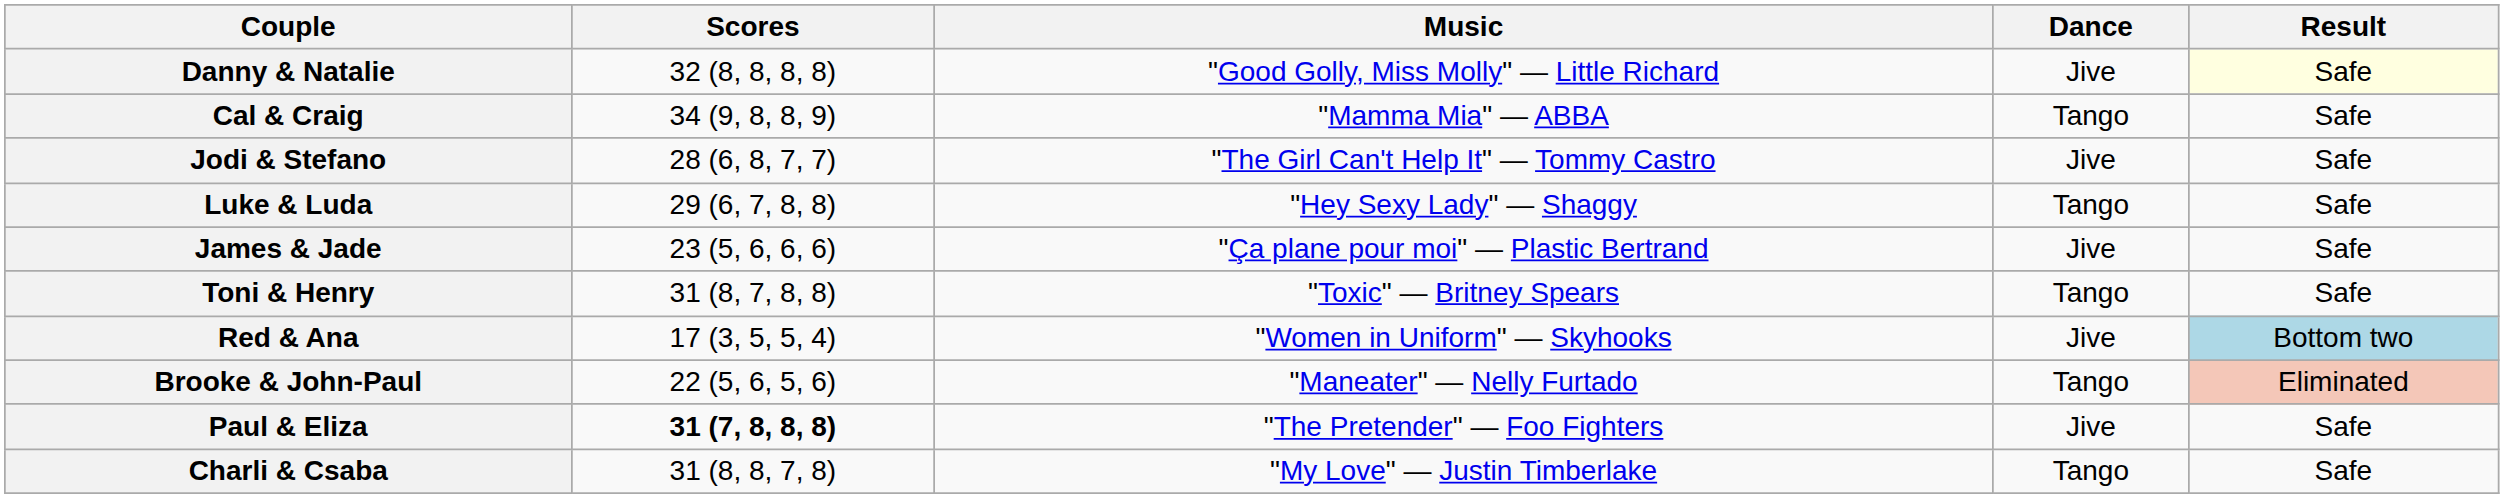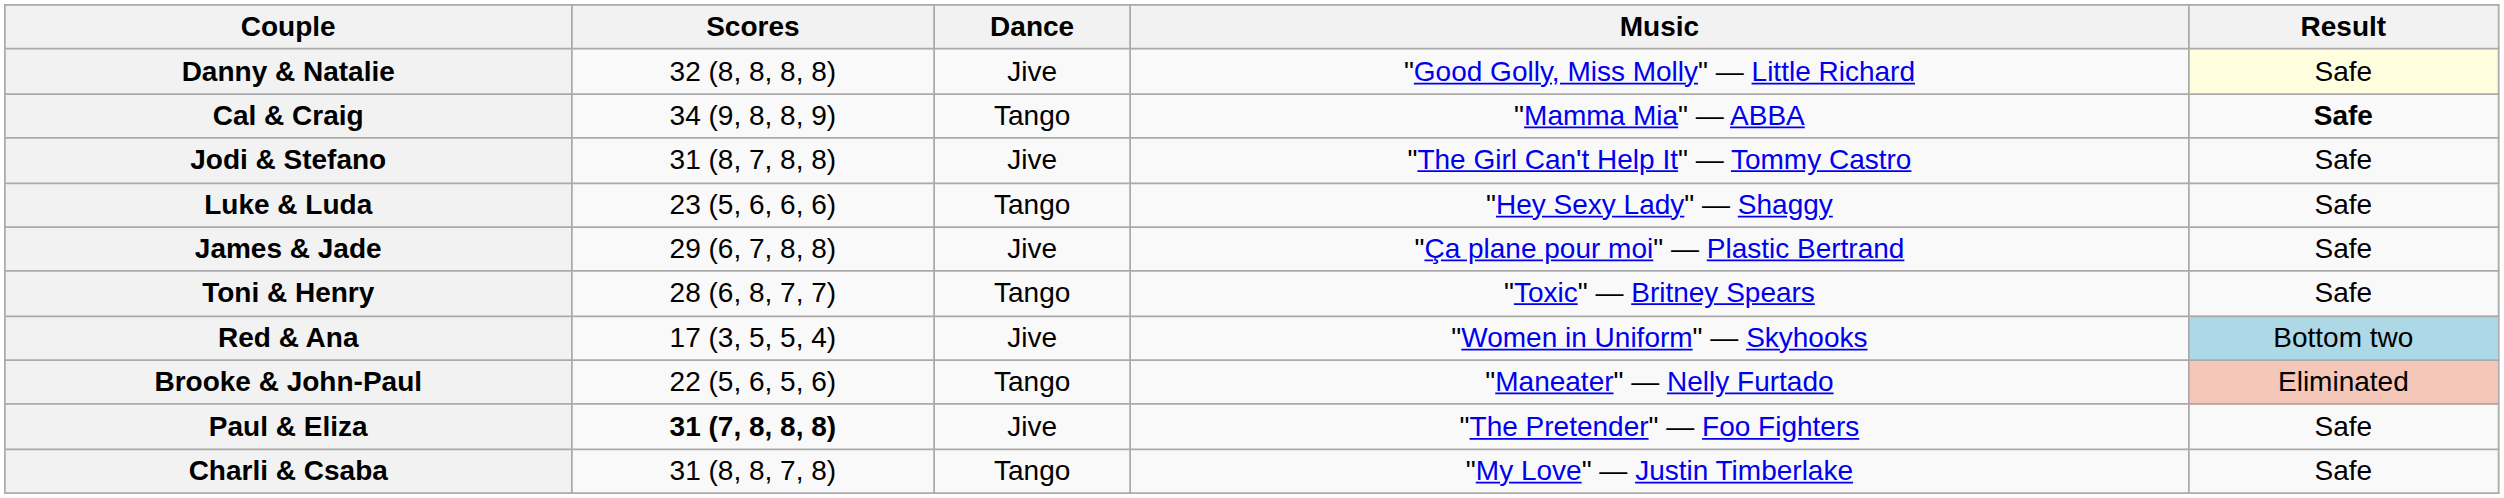columns swapped: (2091, 26) <-> (1464, 26)
(2343, 115) normal -> (2343, 115) bold
(753, 159) 28 (6, 8, 7, 7) -> (753, 159) 31 (8, 7, 8, 8)
(753, 204) 29 (6, 7, 8, 8) -> (753, 204) 23 (5, 6, 6, 6)
(753, 248) 23 (5, 6, 6, 6) -> (753, 248) 29 (6, 7, 8, 8)
(753, 293) 31 (8, 7, 8, 8) -> (753, 293) 28 (6, 8, 7, 7)
